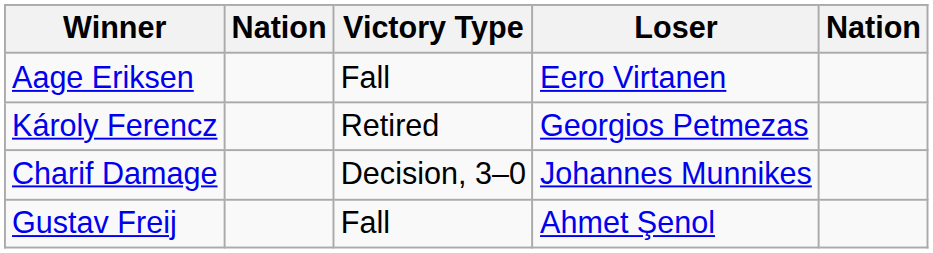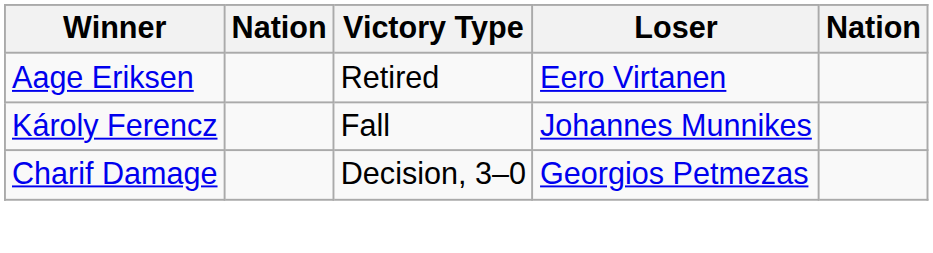(365, 77) Fall -> (390, 77) Retired
(390, 125) Retired -> (365, 125) Fall
(674, 125) Georgios Petmezas -> (676, 125) Johannes Munnikes
(676, 174) Johannes Munnikes -> (674, 174) Georgios Petmezas
- row: (94, 222)
